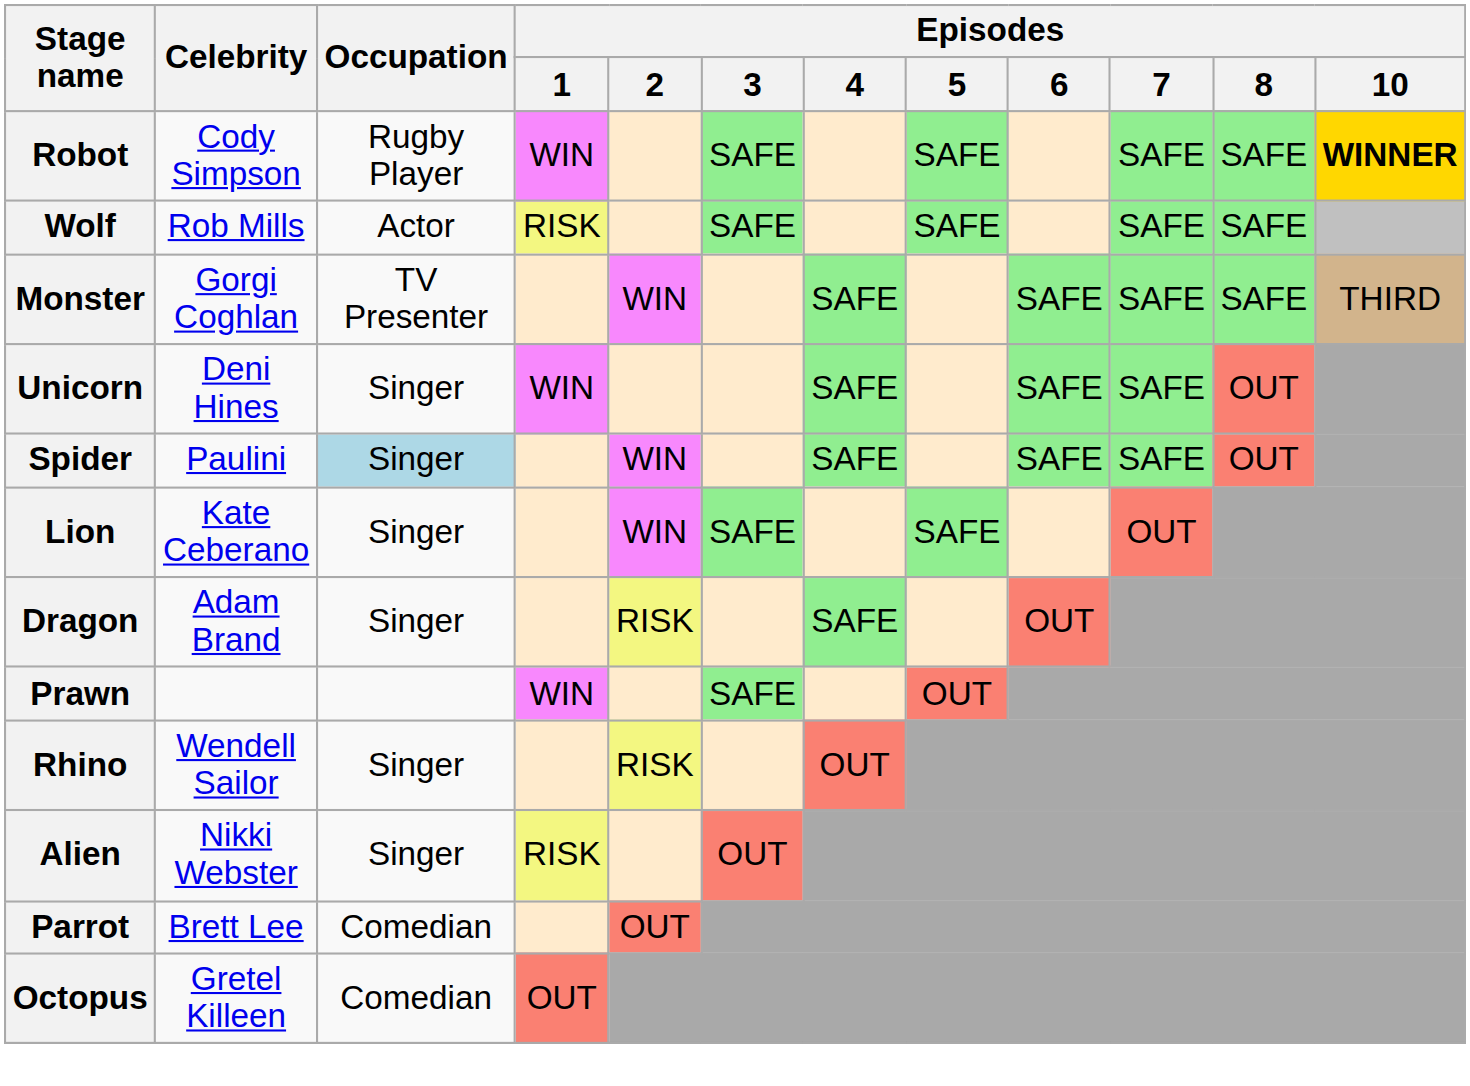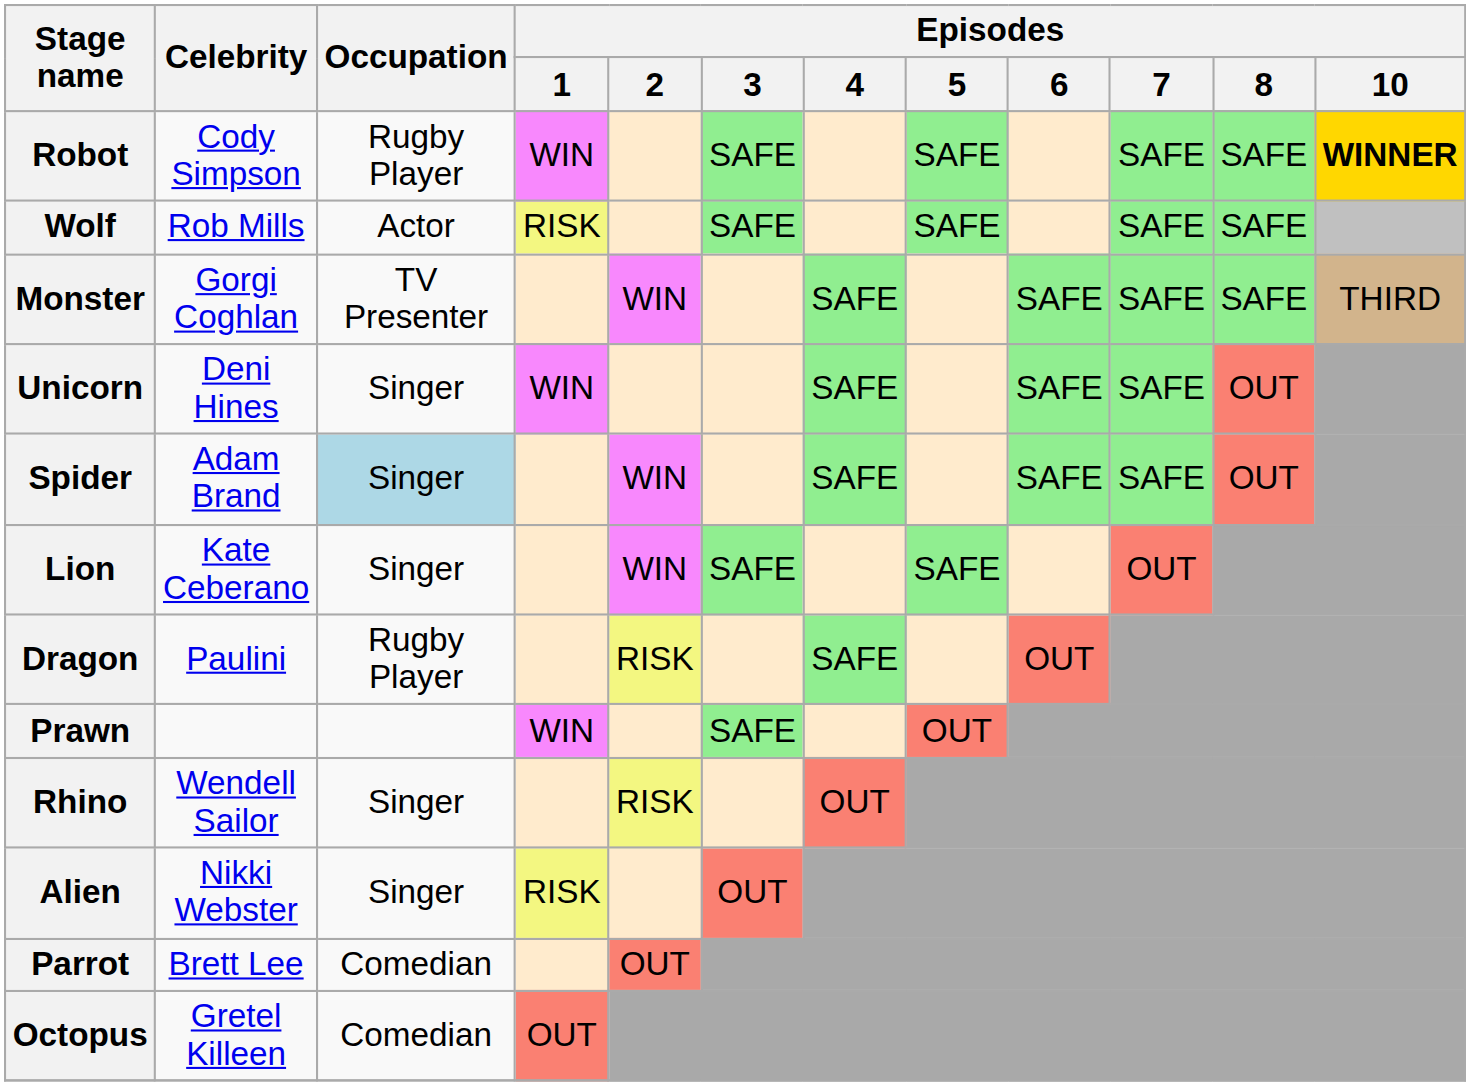(236, 459) Paulini -> (236, 478) Adam Brand
(236, 621) Adam Brand -> (236, 659) Paulini
(416, 621) Singer -> (416, 659) Rugby Player
